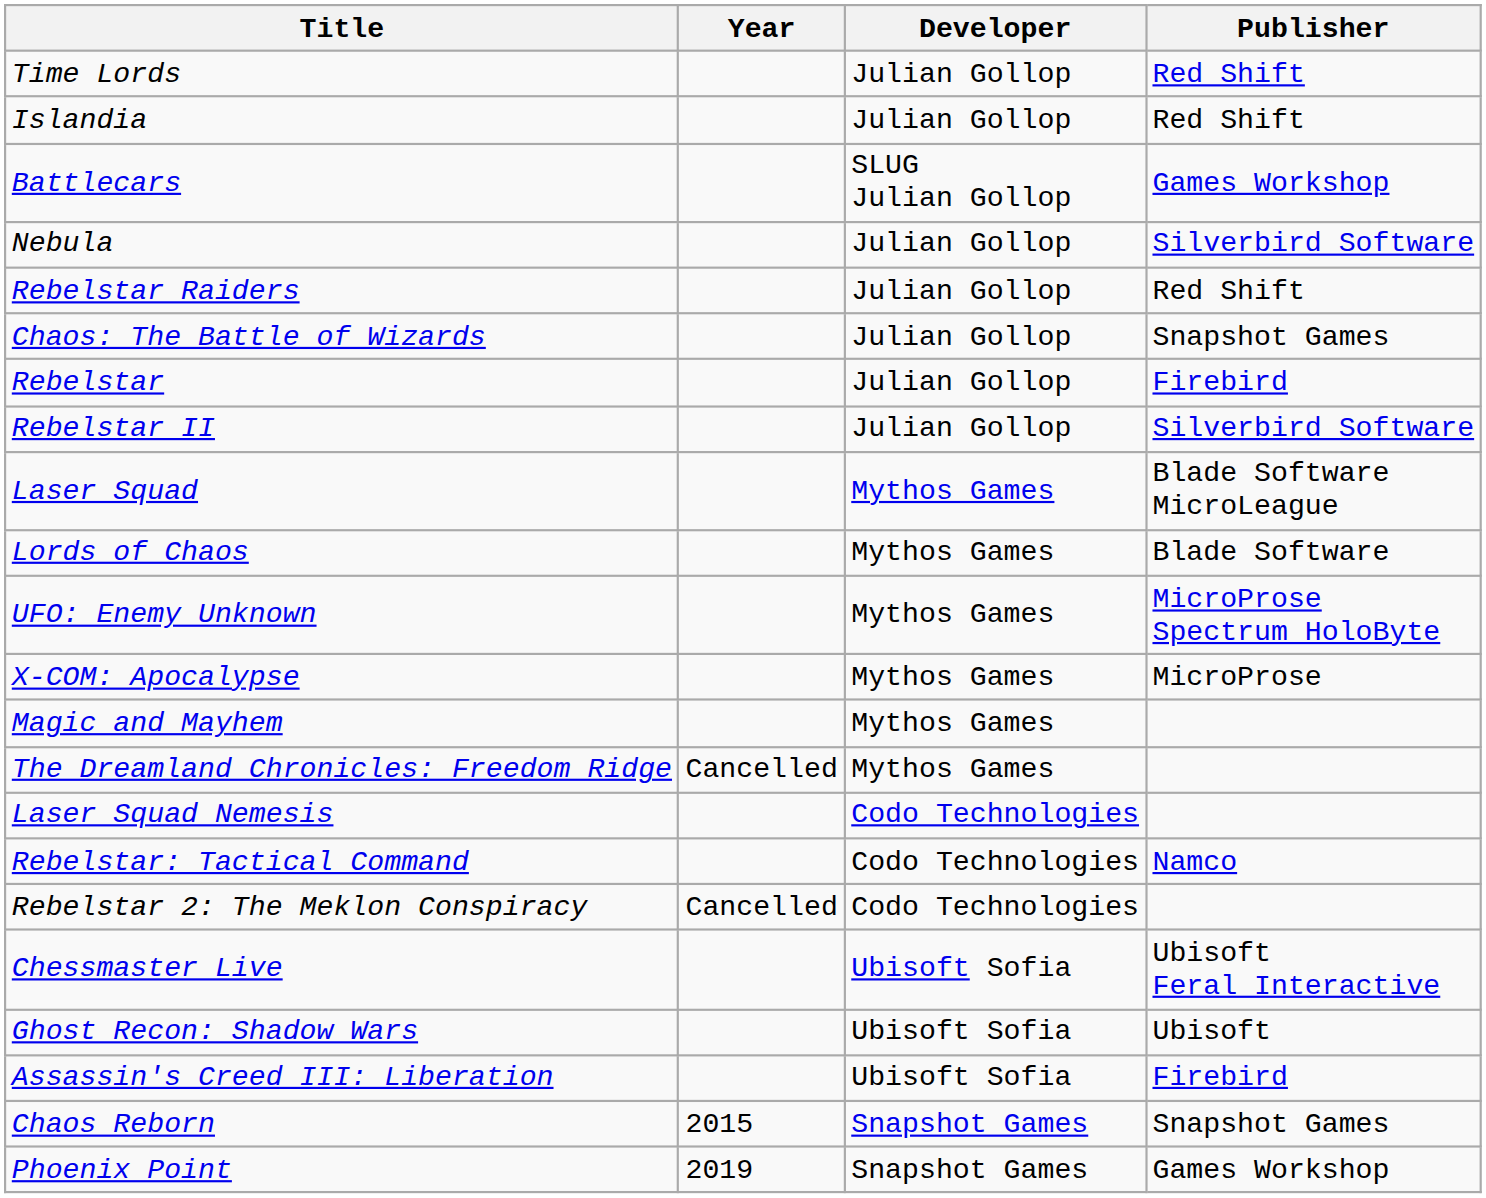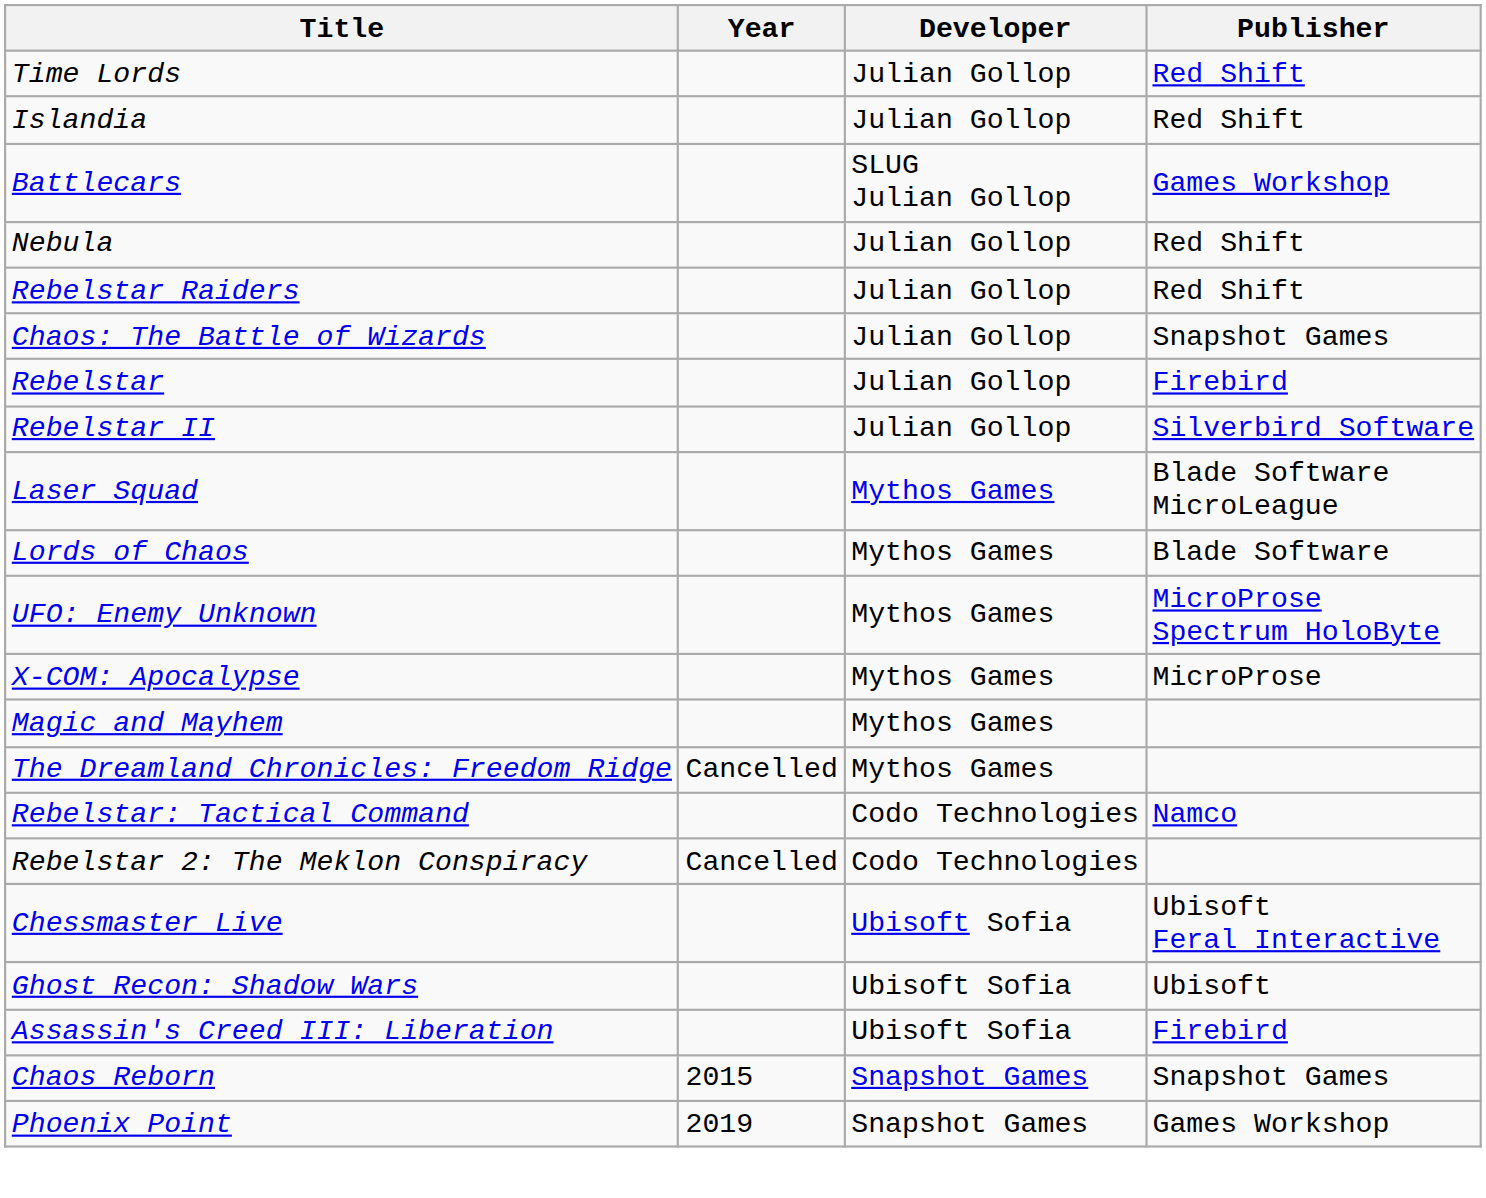(1313, 245) Silverbird Software -> (1229, 245) Red Shift
- row: (173, 815)
